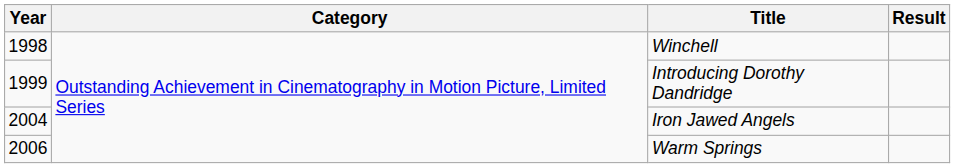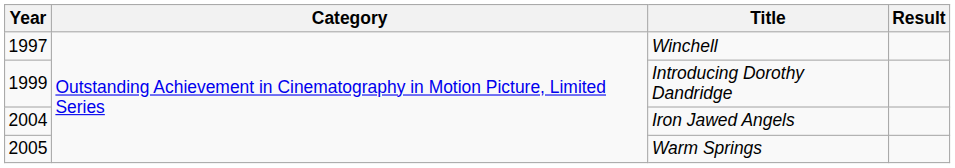(28, 45) 1998 -> (28, 45) 1997
(28, 148) 2006 -> (28, 148) 2005
